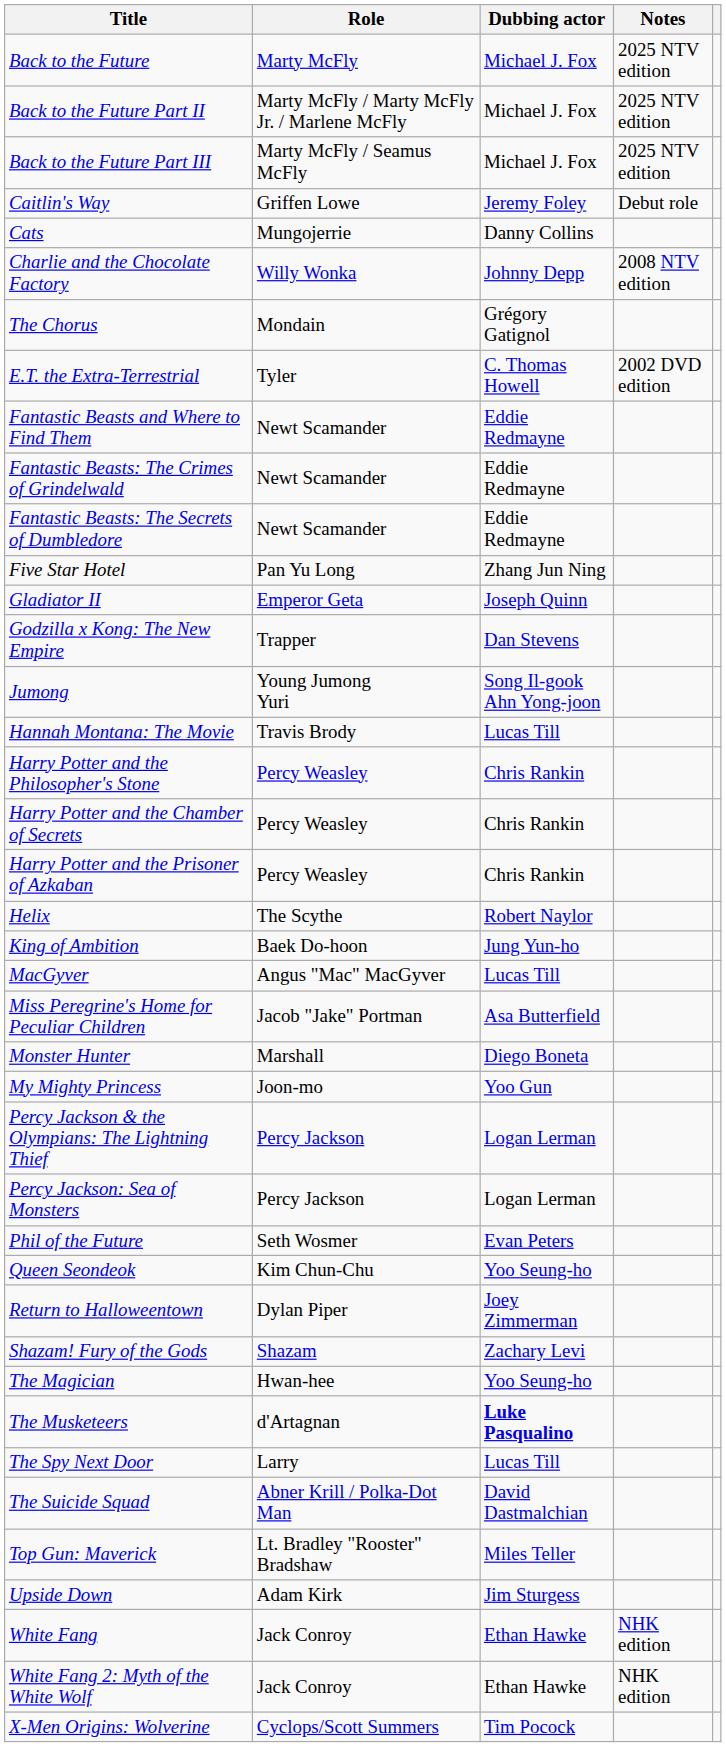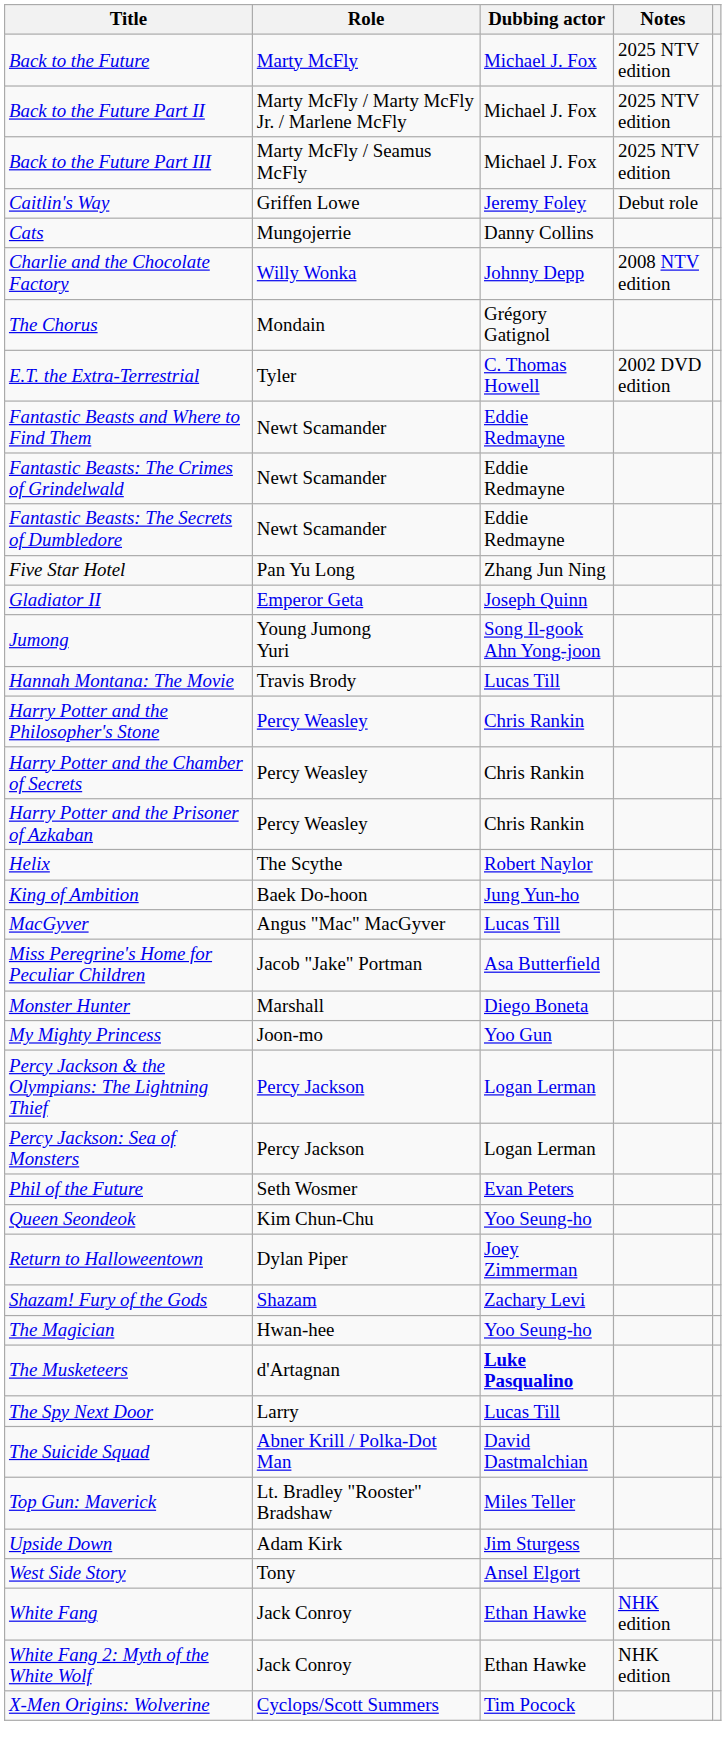- row: (110, 640)
+ row: (67, 1573)
